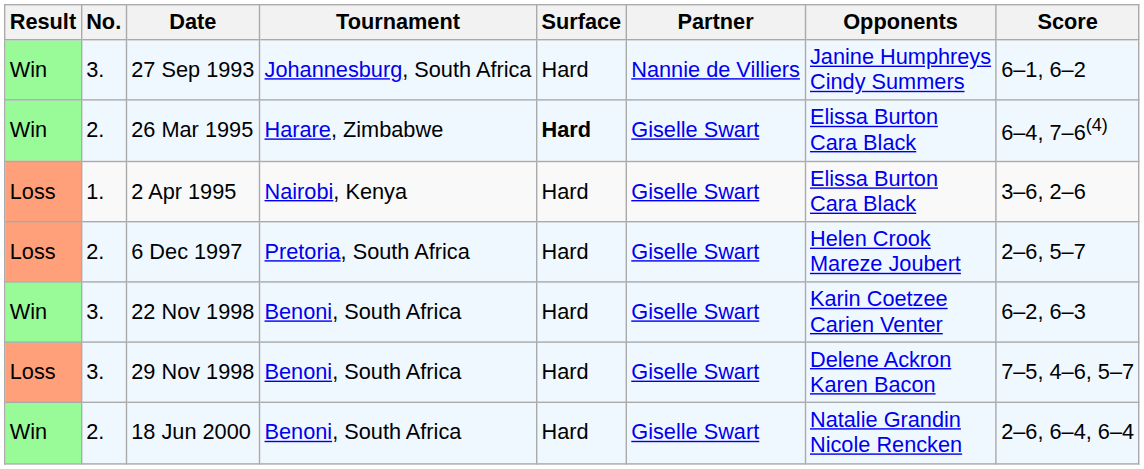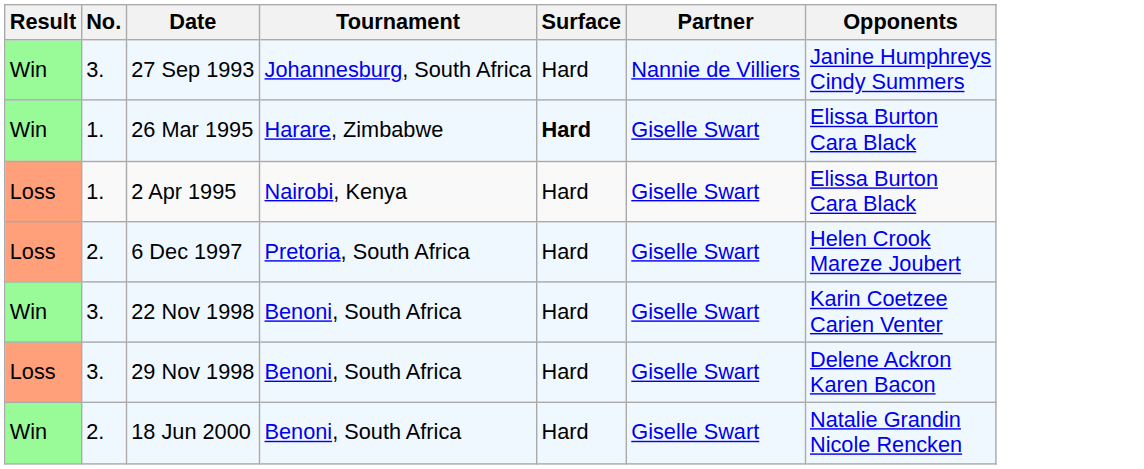- column: (1068, 21)
(95, 129) 2. -> (95, 129) 1.
